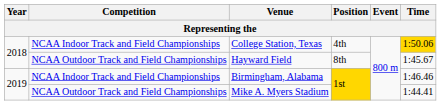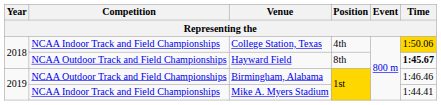(418, 60) normal -> (418, 60) bold
(126, 76) NCAA Indoor Track and Field Championships -> (129, 76) NCAA Outdoor Track and Field Championships
(129, 92) NCAA Outdoor Track and Field Championships -> (126, 92) NCAA Indoor Track and Field Championships
